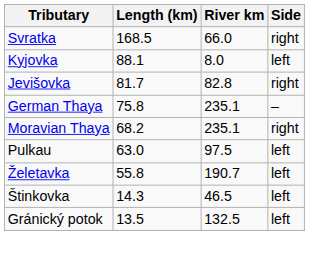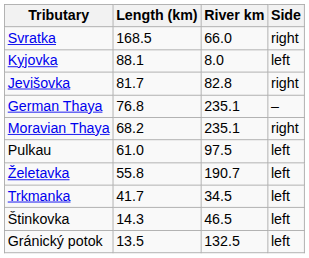(130, 106) 75.8 -> (130, 106) 76.8
(130, 151) 63.0 -> (130, 151) 61.0
+ row: (39, 196)
